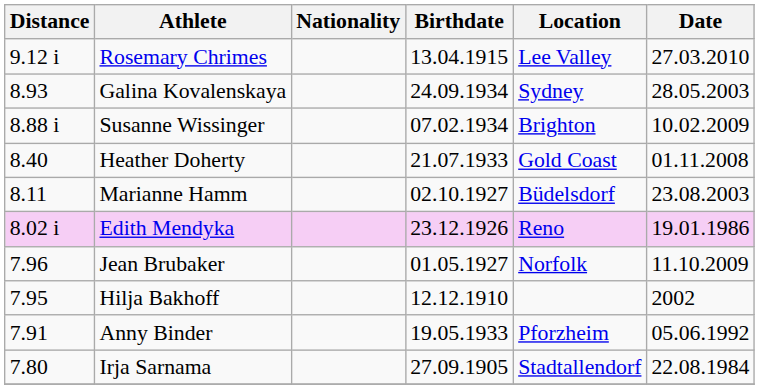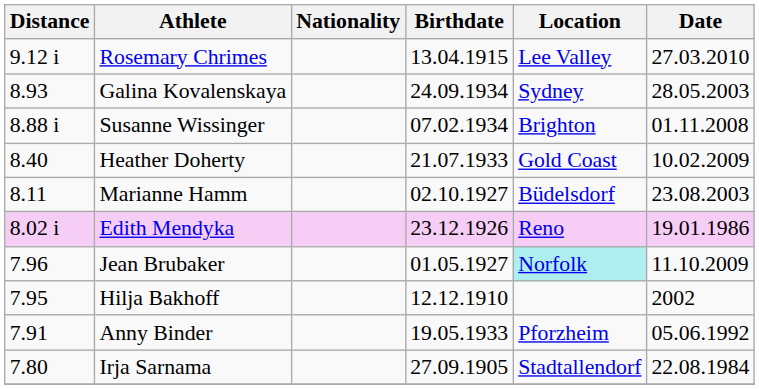(700, 125) 10.02.2009 -> (700, 125) 01.11.2008
(700, 159) 01.11.2008 -> (700, 159) 10.02.2009
(553, 263) no background -> (553, 263) paleturquoise background
